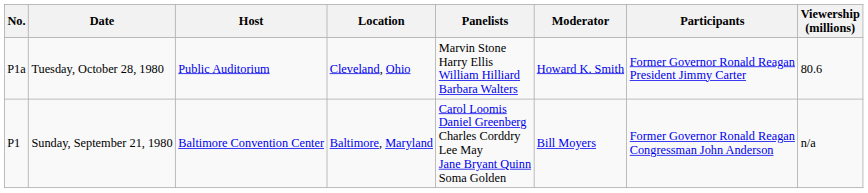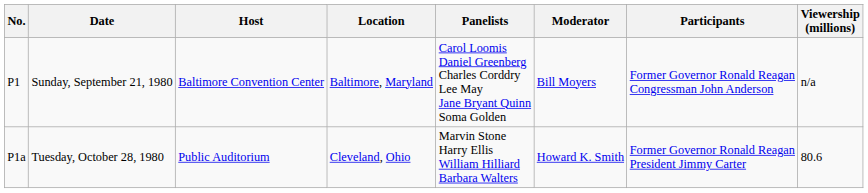rows swapped: (14, 143) <-> (16, 68)
